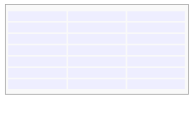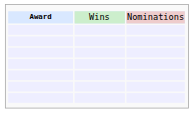+ row: (41, 17)
